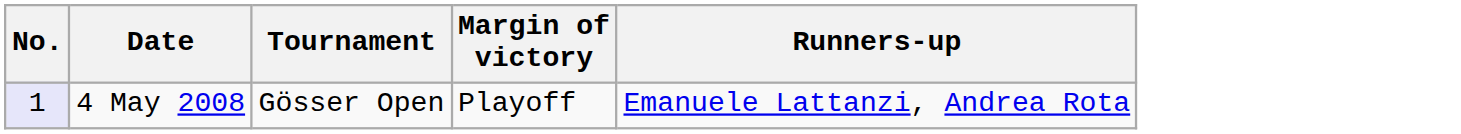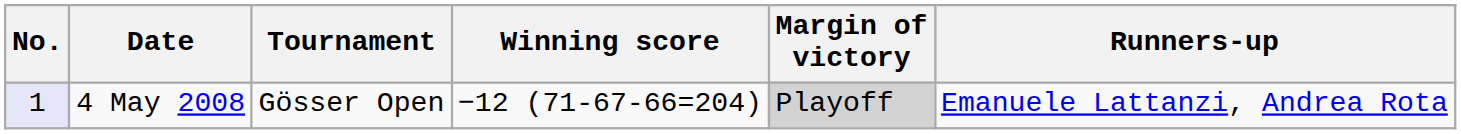+ column: (610, 44)
(517, 106) no background -> (835, 106) lightgrey background
